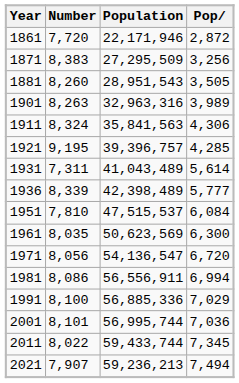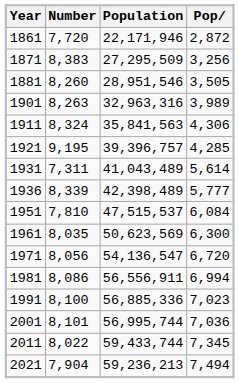(143, 82) 28,951,543 -> (143, 82) 28,951,546
(210, 300) 7,029 -> (210, 300) 7,023
(68, 366) 7,907 -> (68, 366) 7,904
